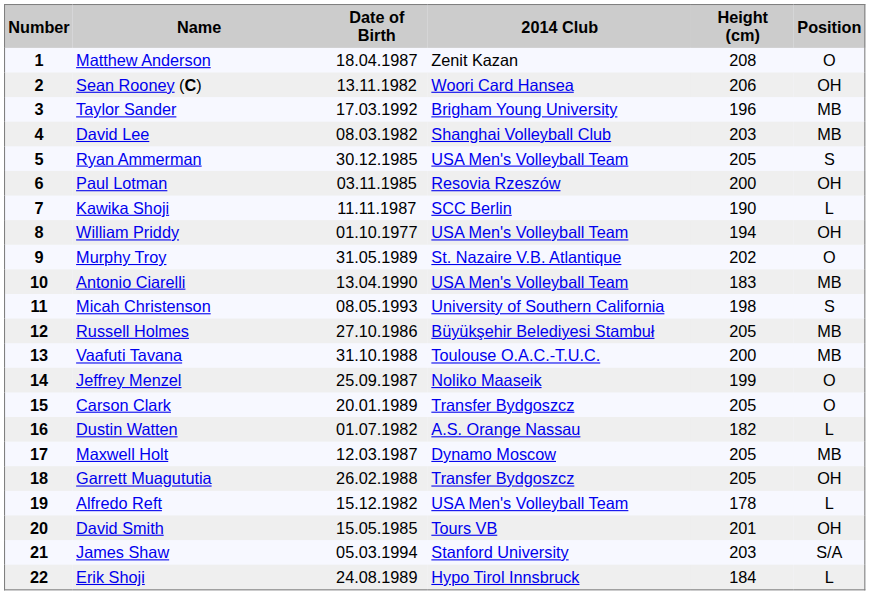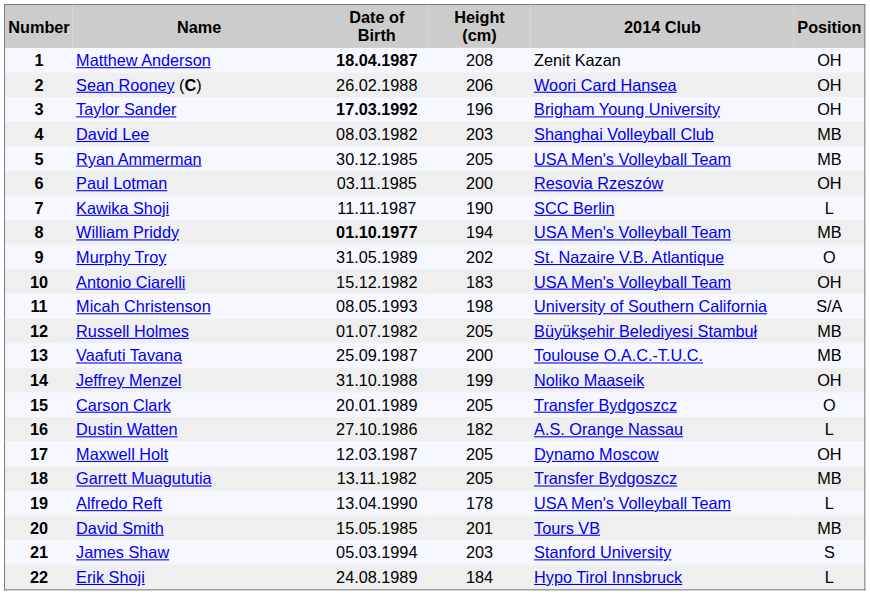columns swapped: (743, 26) <-> (560, 26)
(377, 60) normal -> (377, 60) bold
(829, 60) O -> (829, 60) OH
(377, 85) 13.11.1982 -> (377, 85) 26.02.1988
(377, 109) normal -> (377, 109) bold
(829, 109) MB -> (829, 109) OH
(829, 159) S -> (829, 159) MB
(377, 232) normal -> (377, 232) bold
(829, 232) OH -> (829, 232) MB
(377, 282) 13.04.1990 -> (377, 282) 15.12.1982
(829, 282) MB -> (829, 282) OH
(829, 306) S -> (829, 306) S/A
(377, 331) 27.10.1986 -> (377, 331) 01.07.1982
(377, 355) 31.10.1988 -> (377, 355) 25.09.1987
(377, 380) 25.09.1987 -> (377, 380) 31.10.1988
(829, 380) O -> (829, 380) OH
(377, 429) 01.07.1982 -> (377, 429) 27.10.1986
(829, 454) MB -> (829, 454) OH
(377, 479) 26.02.1988 -> (377, 479) 13.11.1982
(829, 479) OH -> (829, 479) MB
(377, 503) 15.12.1982 -> (377, 503) 13.04.1990
(829, 528) OH -> (829, 528) MB
(829, 552) S/A -> (829, 552) S
